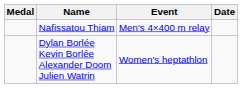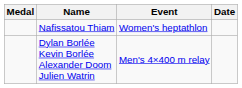(164, 27) Men's 4×400 m relay -> (163, 27) Women's heptathlon
(163, 59) Women's heptathlon -> (164, 59) Men's 4×400 m relay
